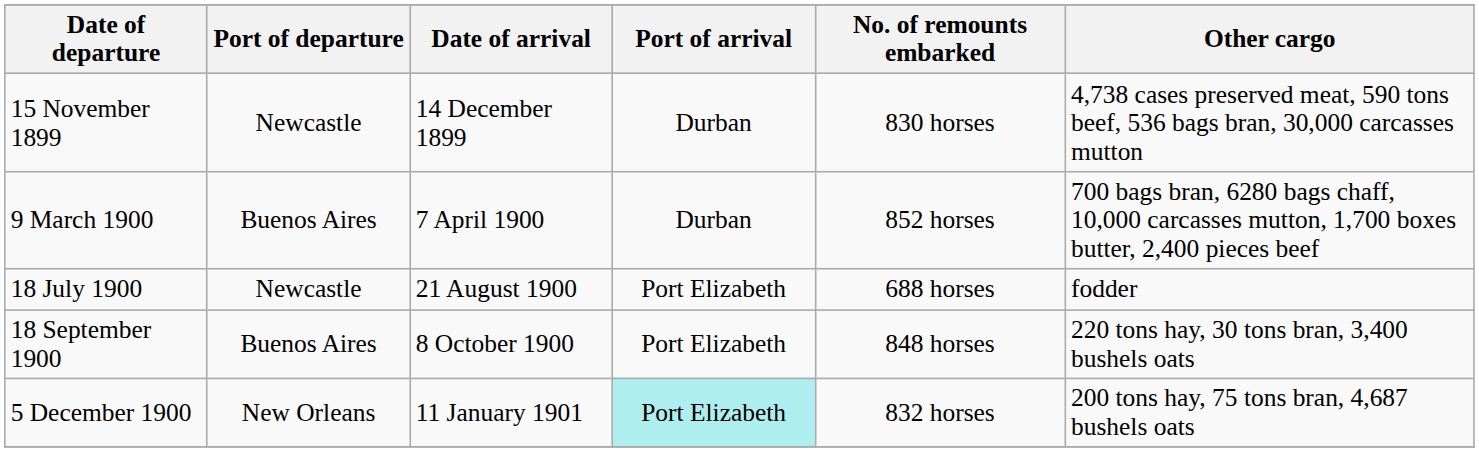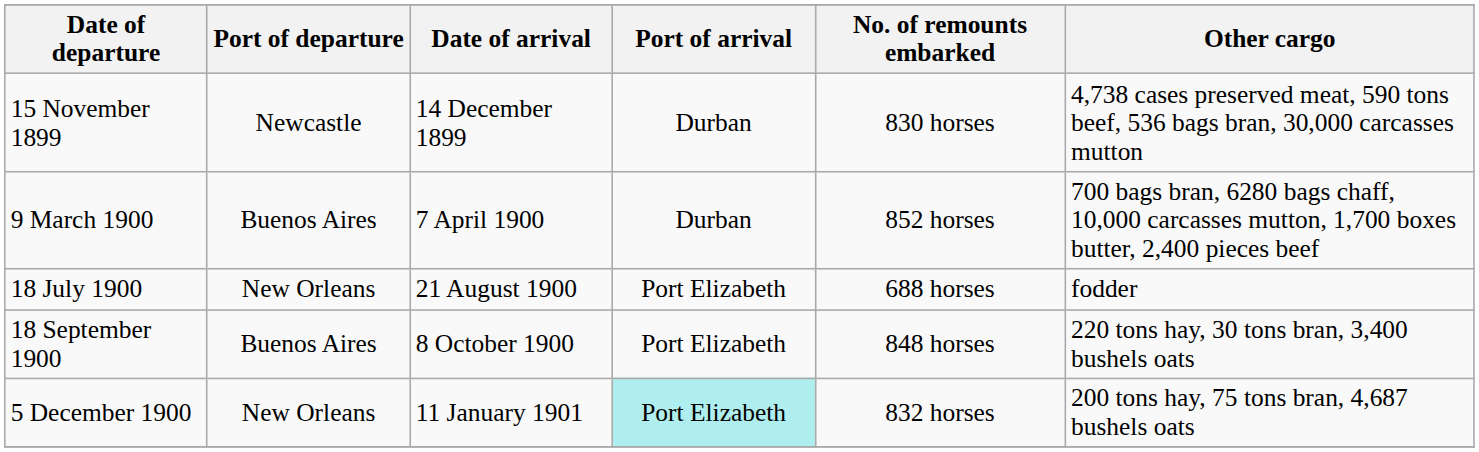(309, 288) Newcastle -> (309, 288) New Orleans
